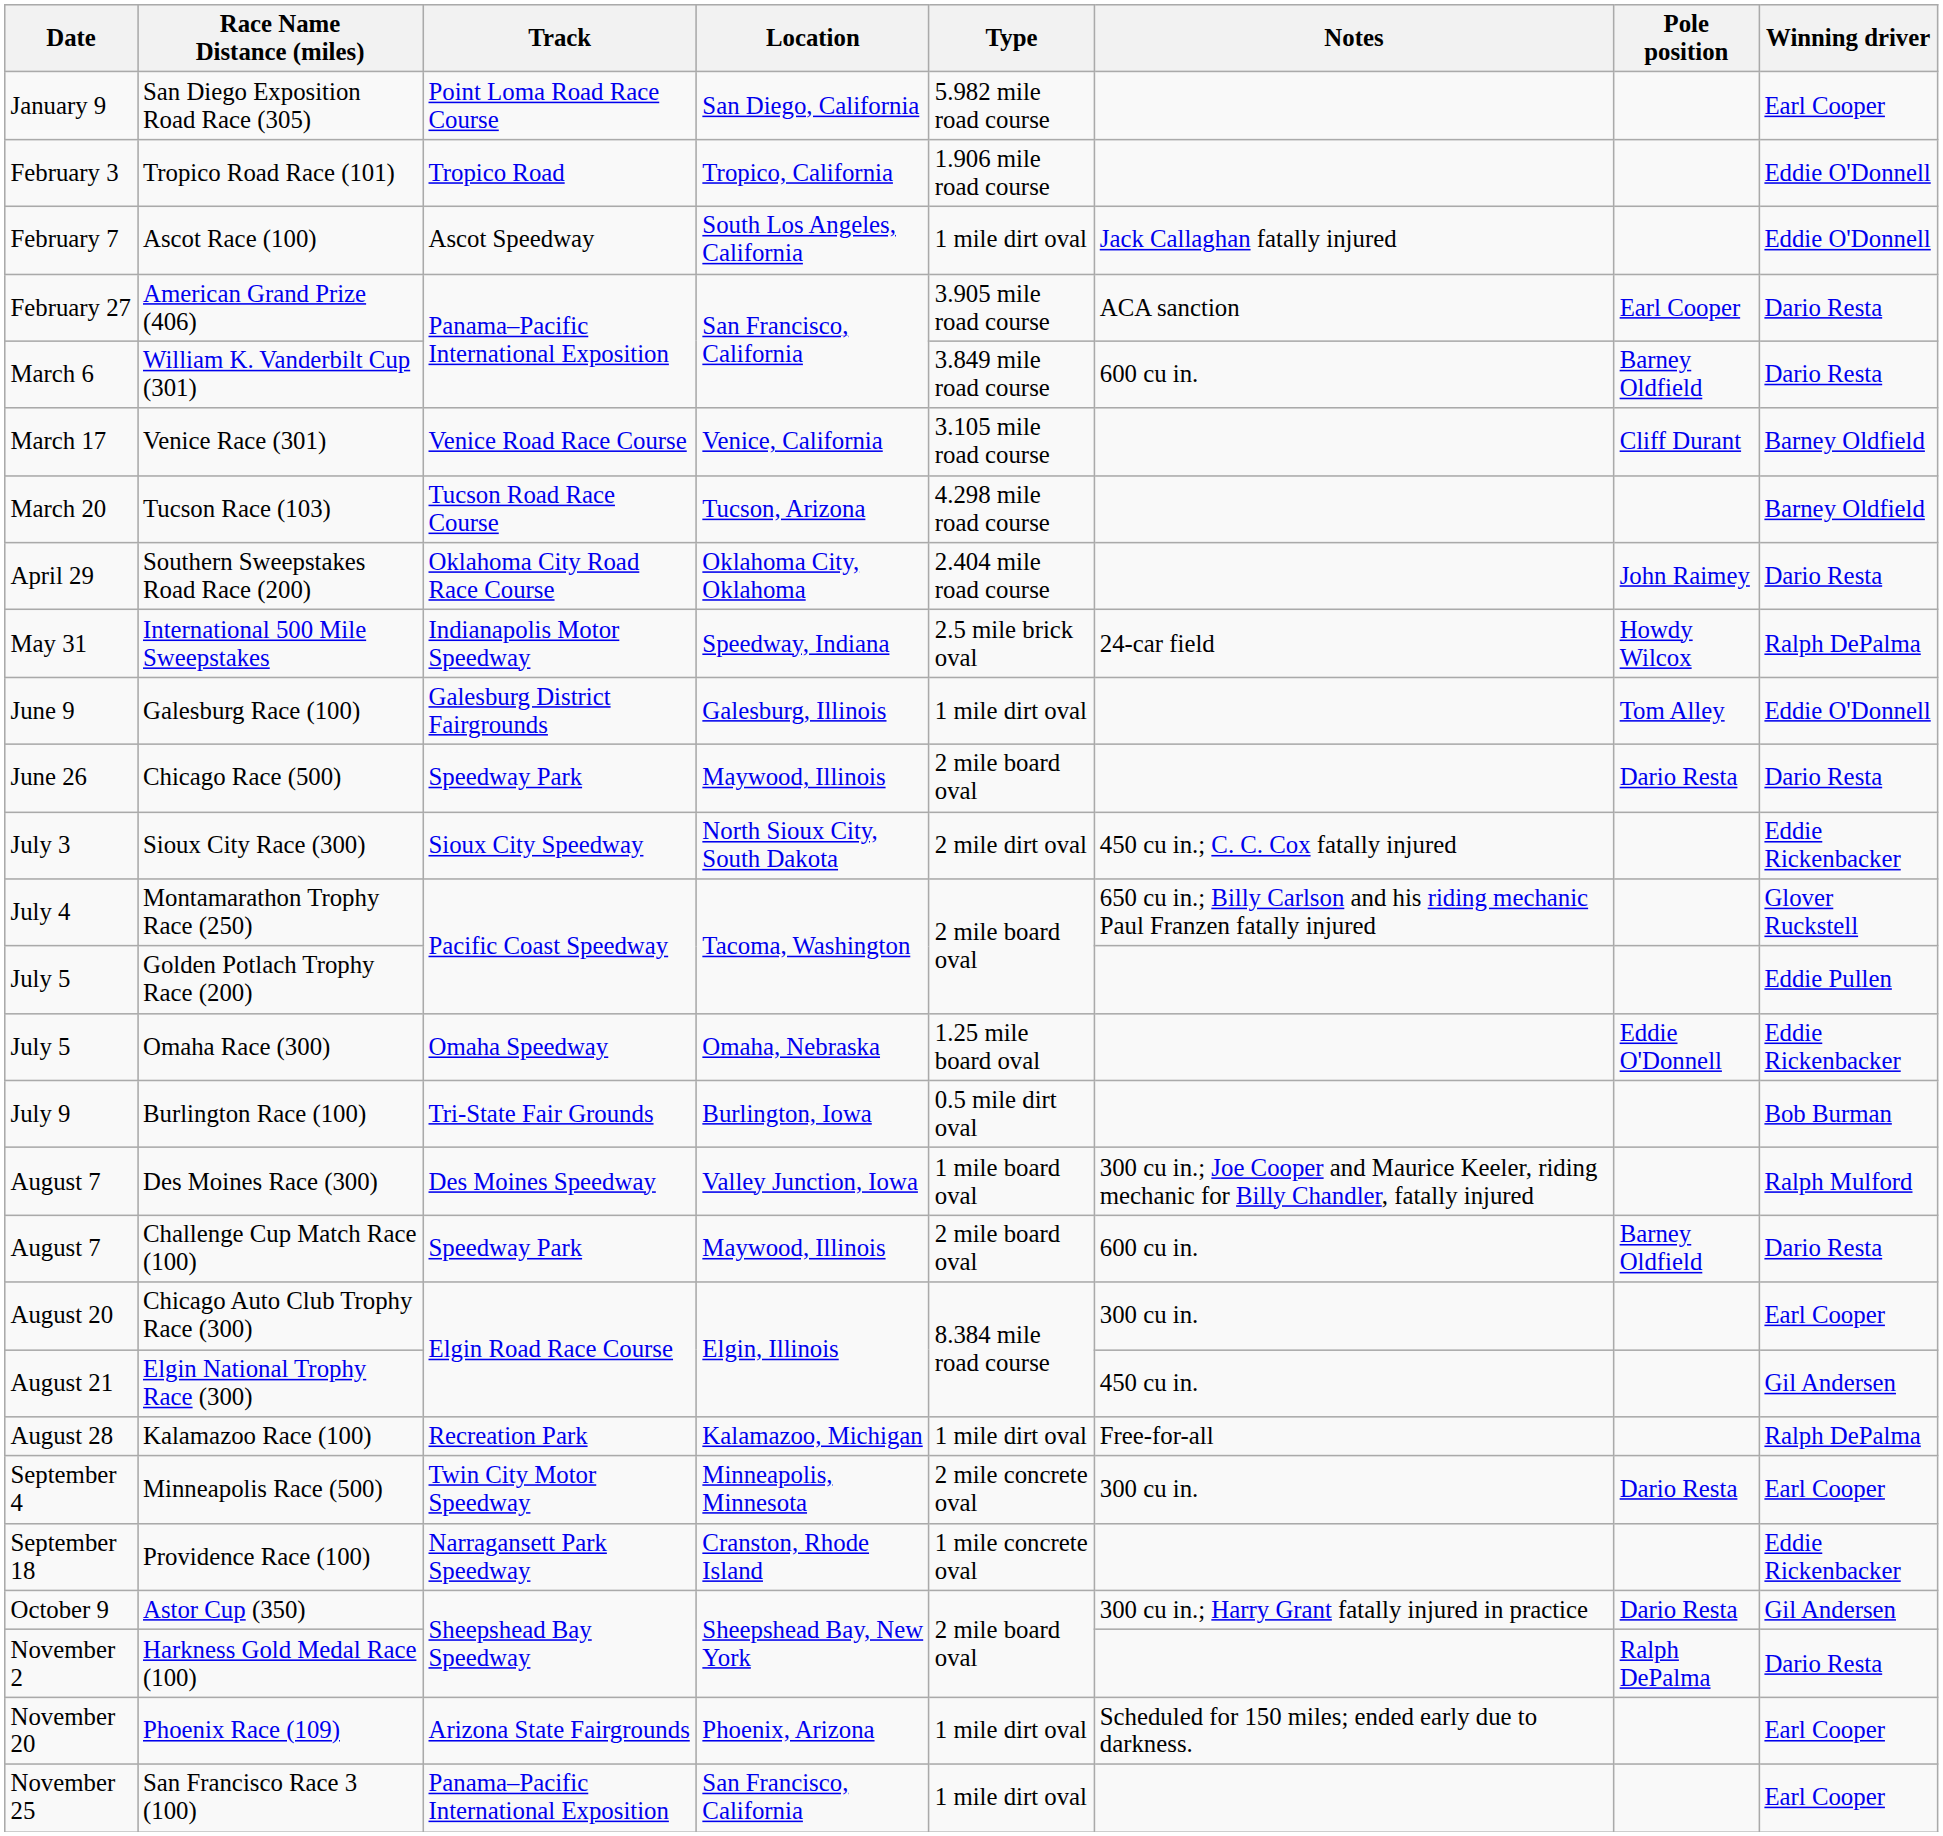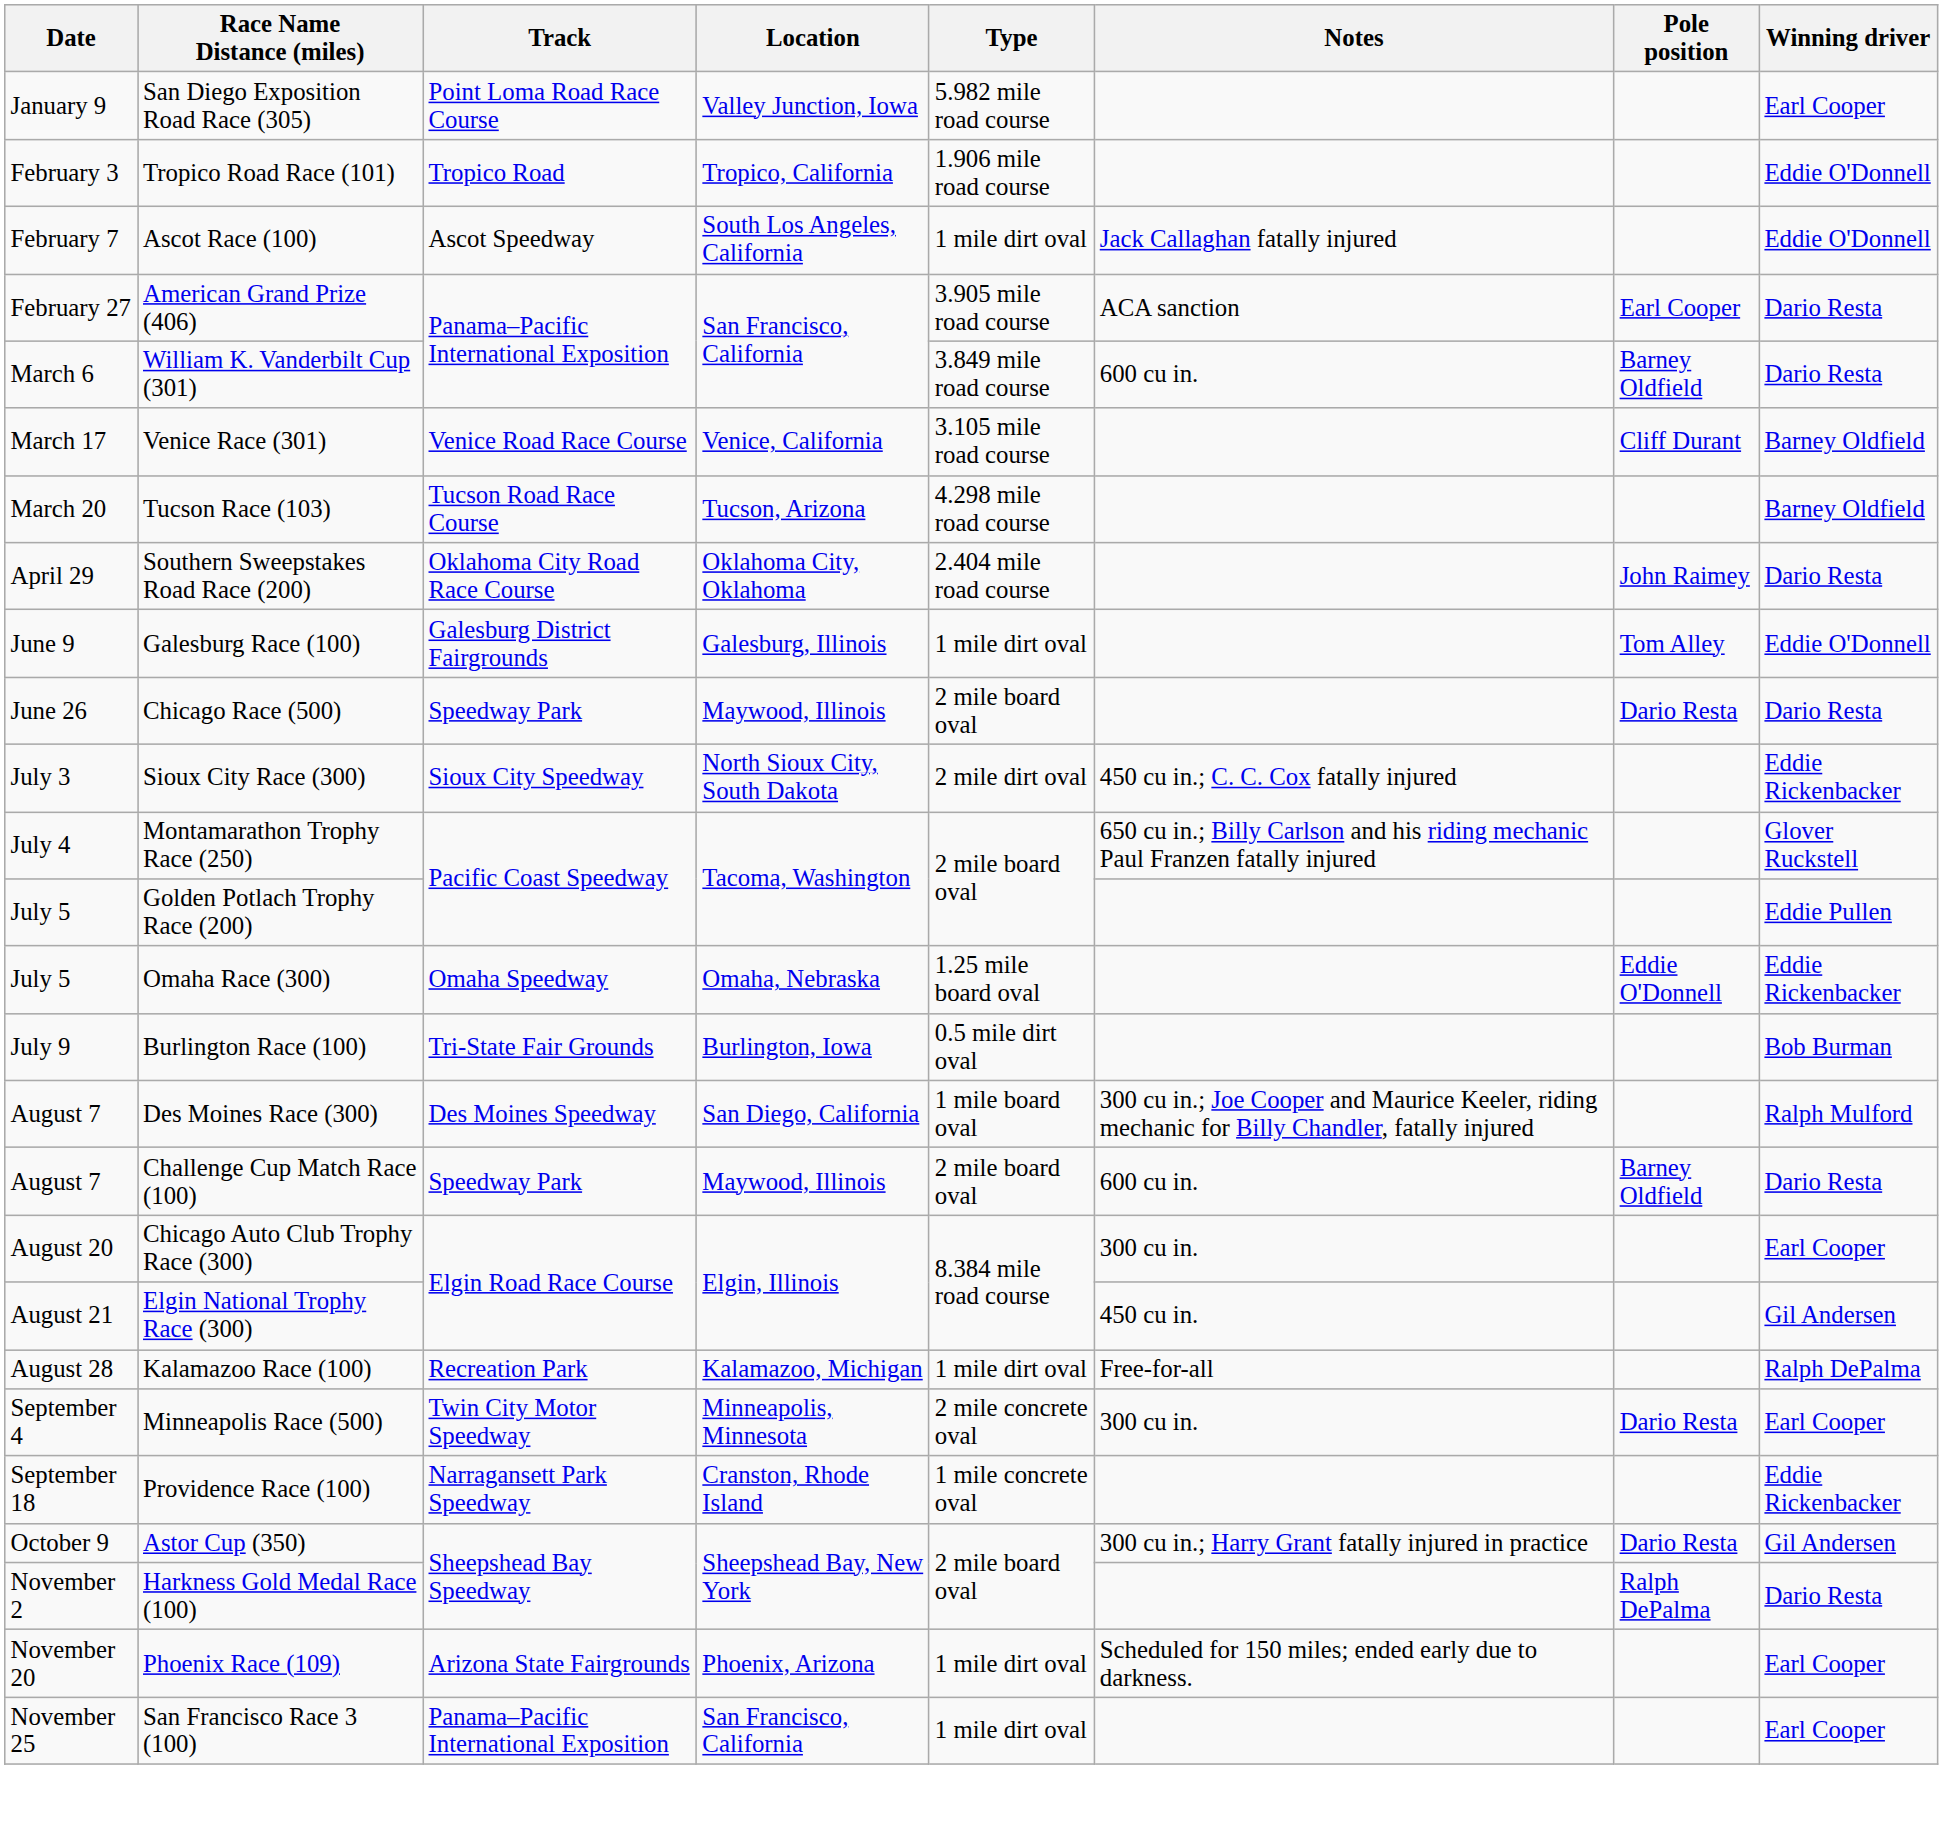(811, 105) San Diego, California -> (810, 105) Valley Junction, Iowa
- row: (255, 643)
(810, 1181) Valley Junction, Iowa -> (811, 1113) San Diego, California
